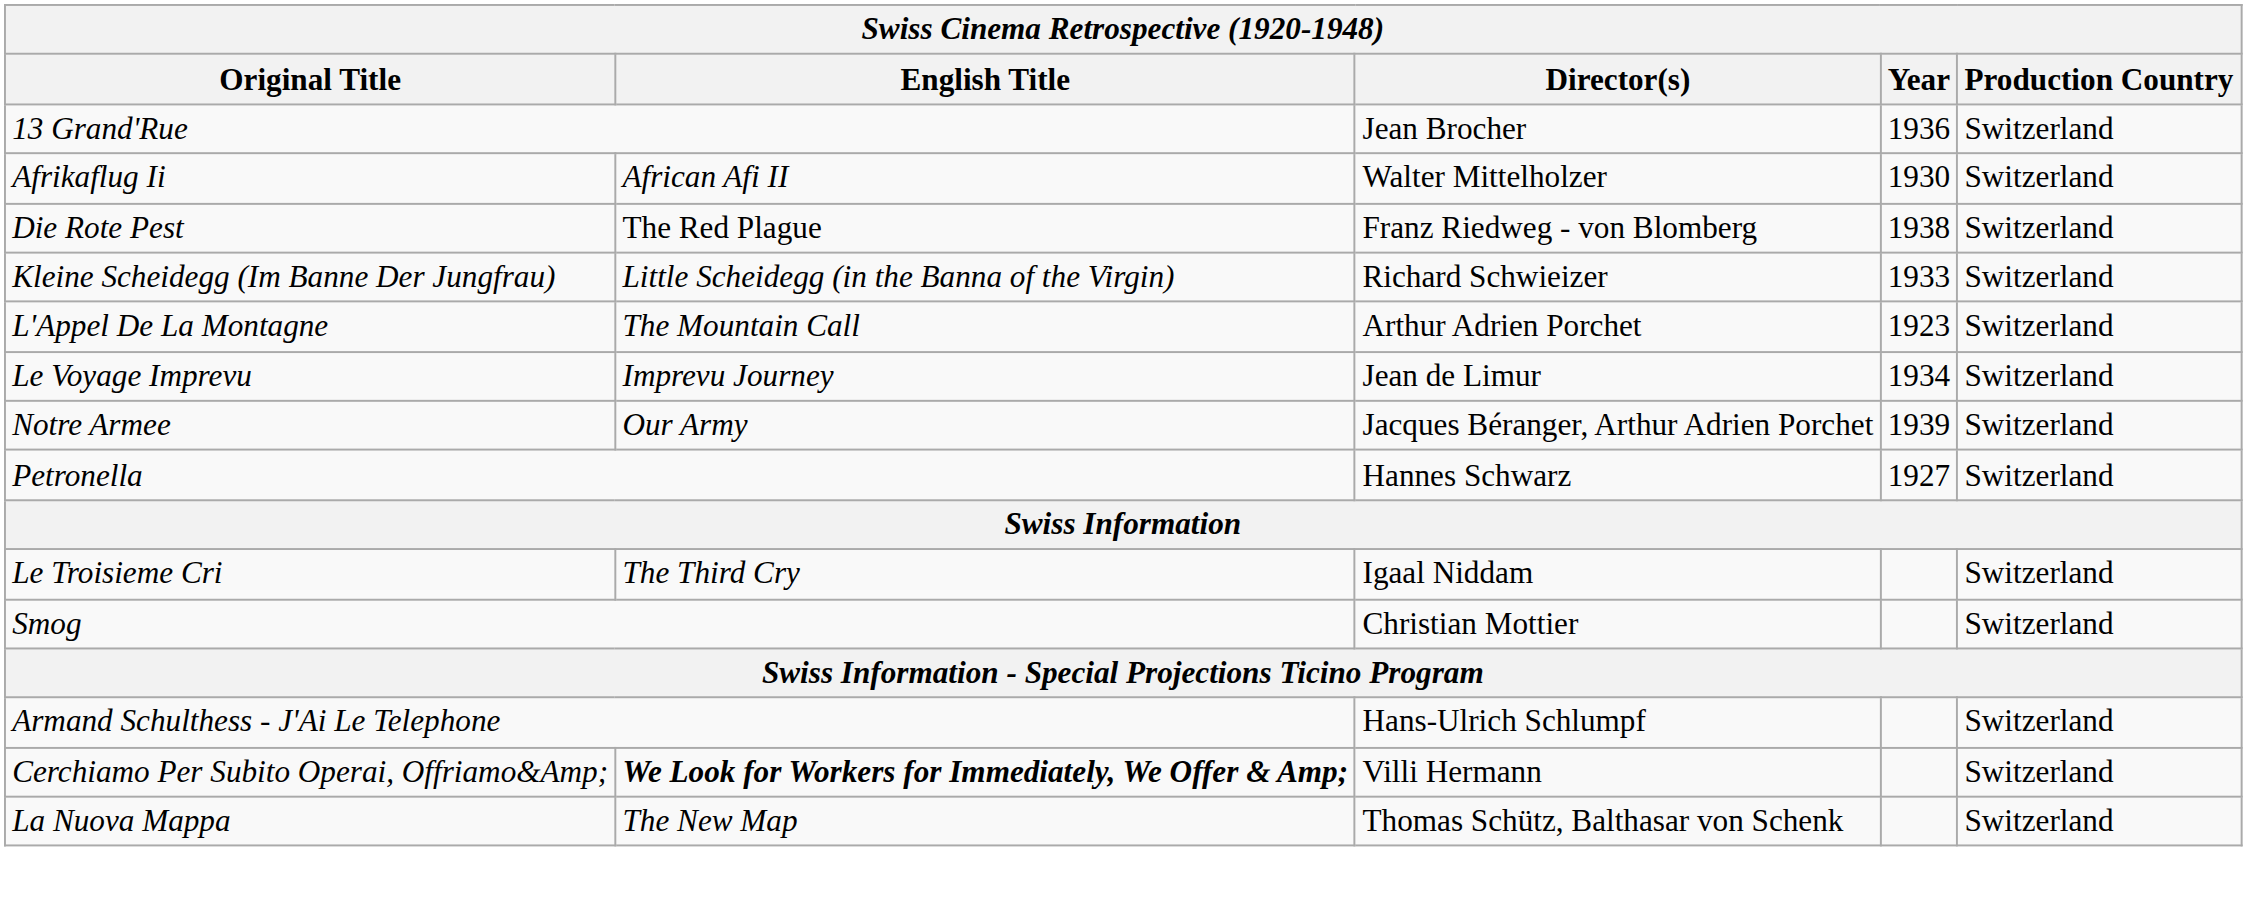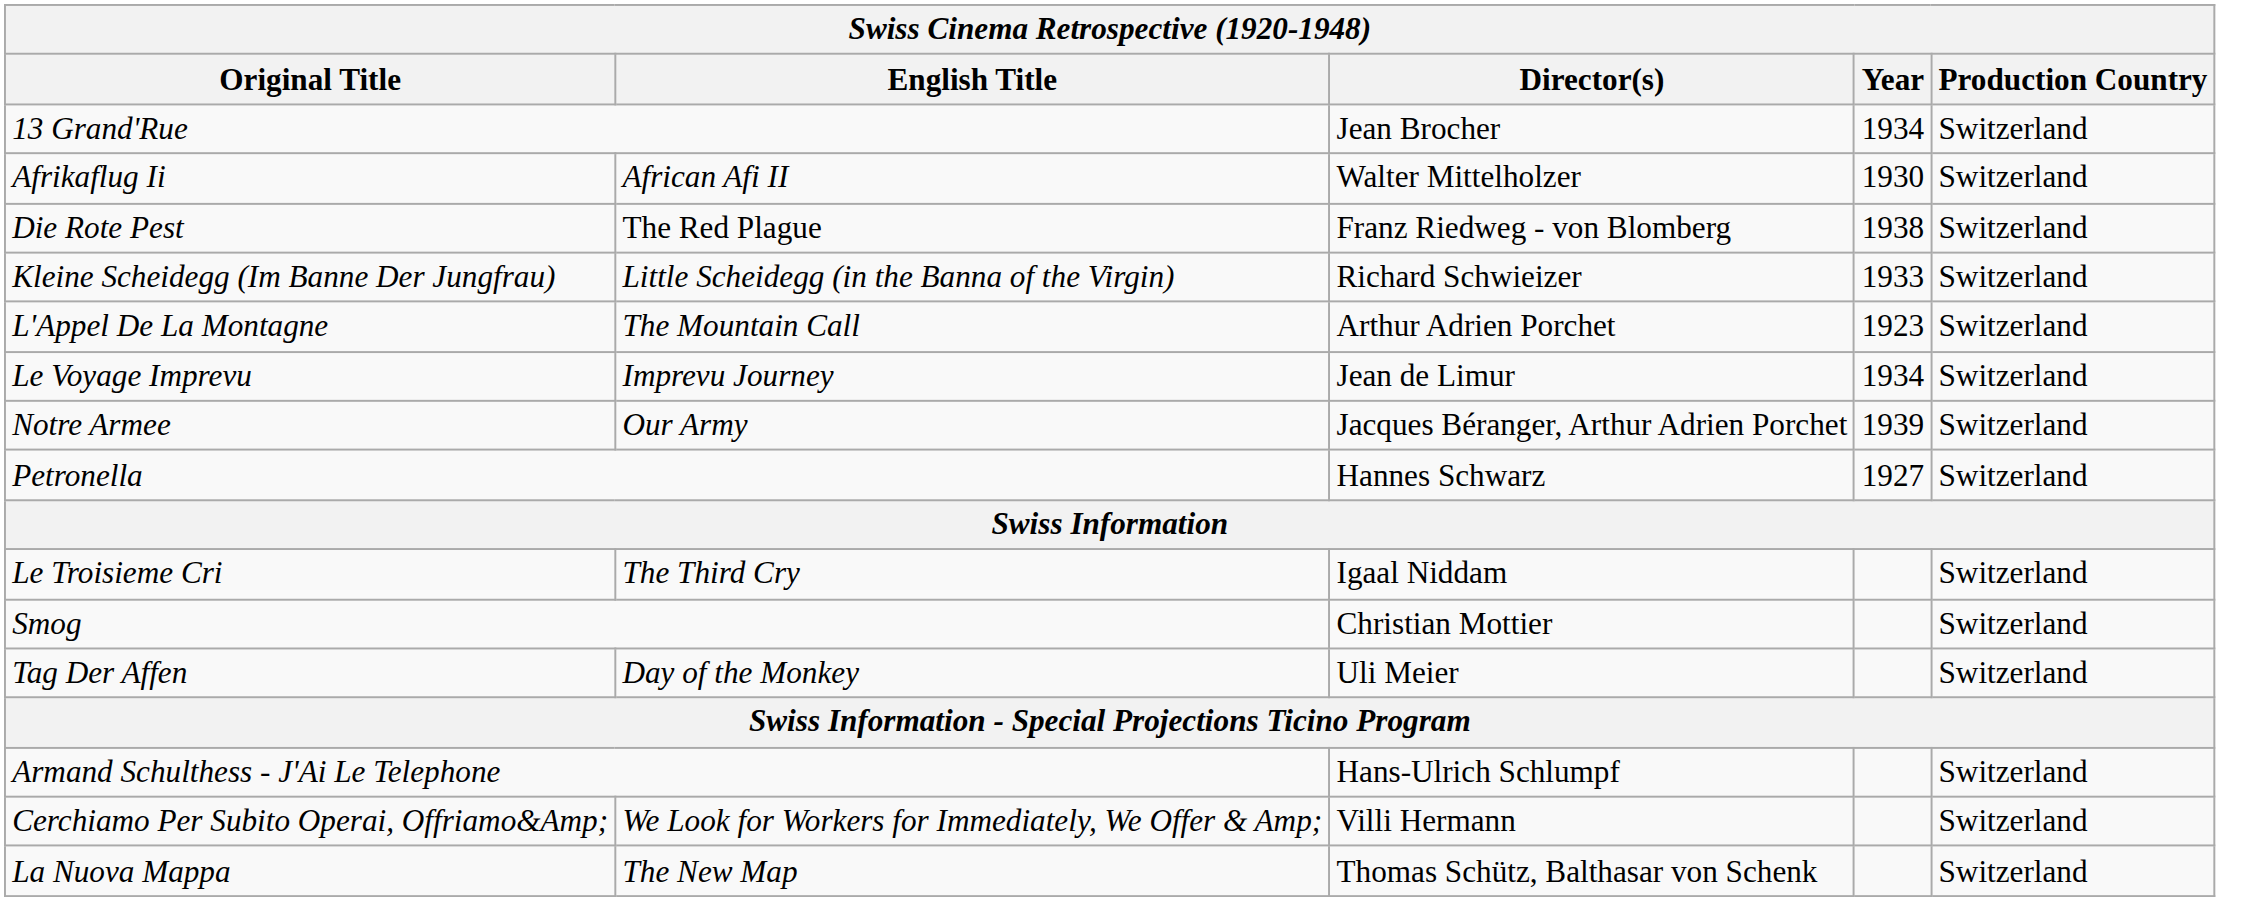(1919, 128) 1936 -> (1893, 128) 1934
+ row: (100, 672)
(985, 771) bold -> (972, 820) normal
